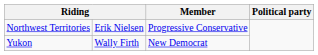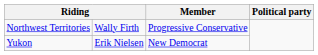(119, 27) Erik Nielsen -> (117, 27) Wally Firth
(117, 43) Wally Firth -> (119, 43) Erik Nielsen
